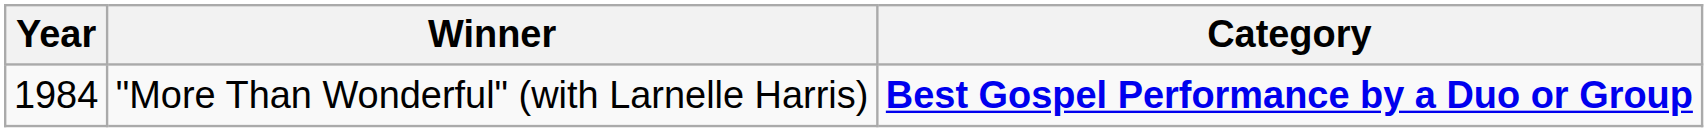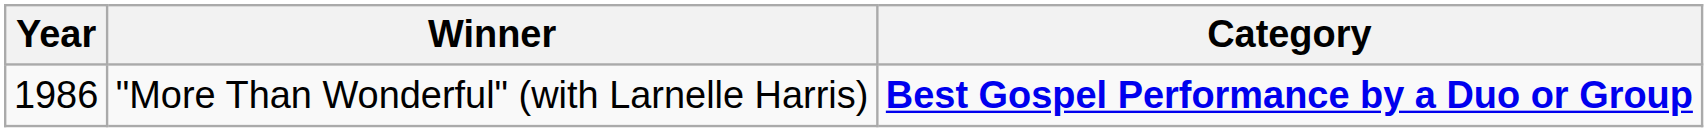(56, 94) 1984 -> (56, 94) 1986
